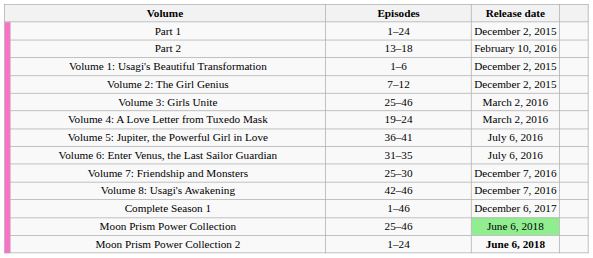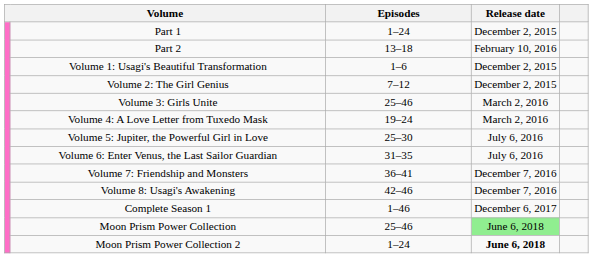(399, 137) 36–41 -> (399, 137) 25–30
(399, 173) 25–30 -> (399, 173) 36–41
